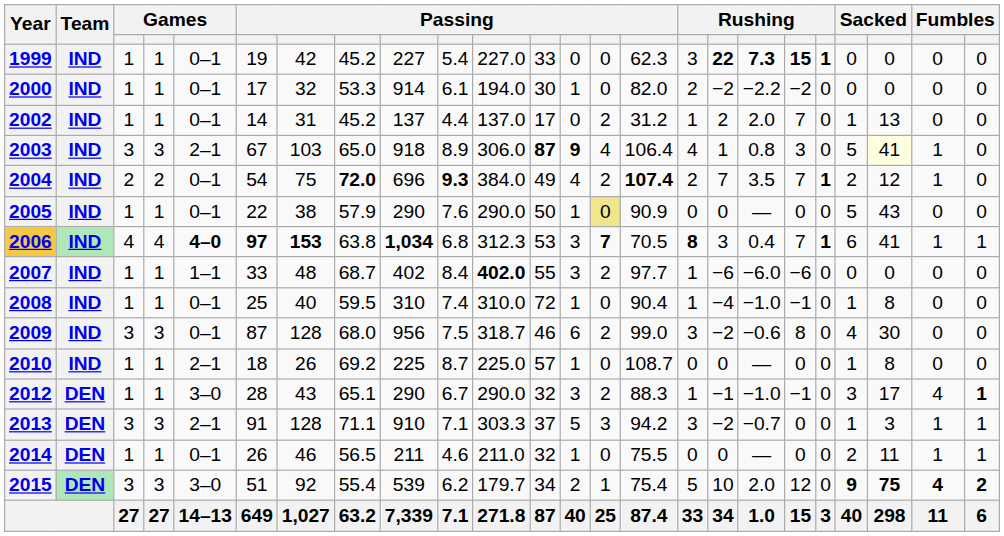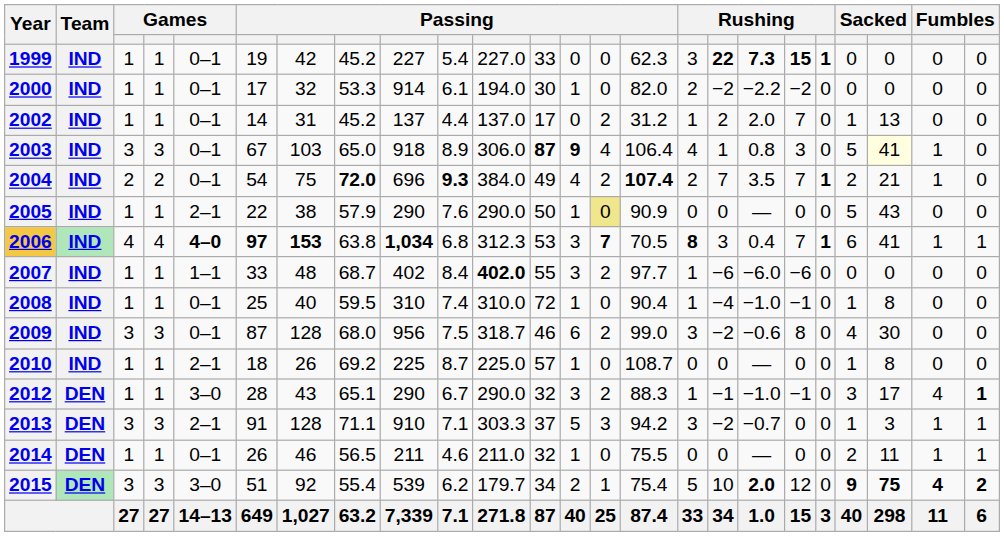(205, 150) 2–1 -> (205, 150) 0–1
(890, 180) 12 -> (890, 180) 21
(205, 211) 0–1 -> (205, 211) 2–1
(762, 485) normal -> (762, 485) bold
